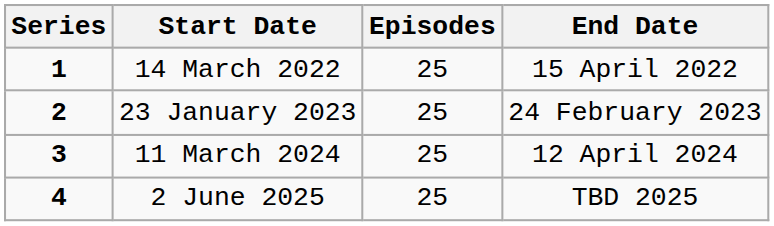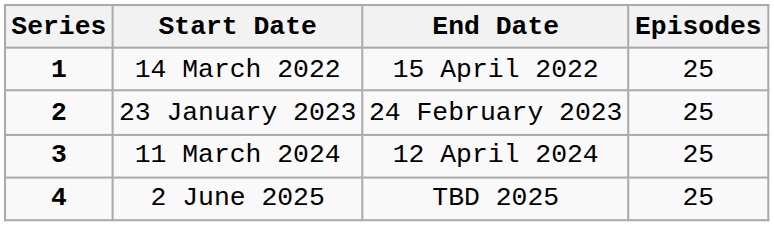columns swapped: (635, 27) <-> (432, 27)
